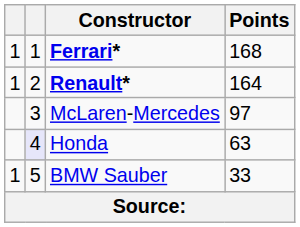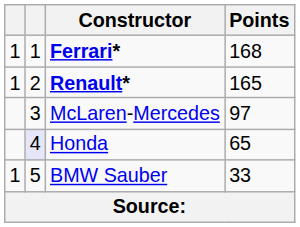(246, 82) 164 -> (246, 82) 165
(240, 144) 63 -> (240, 144) 65
